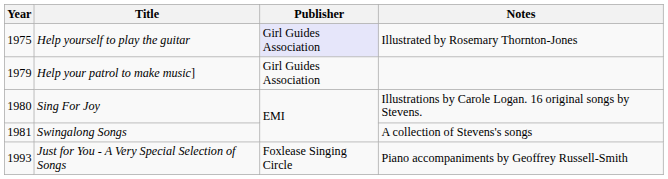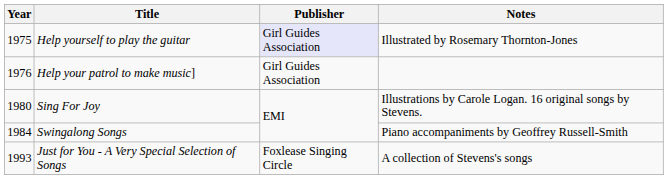(19, 73) 1979 -> (19, 73) 1976
(19, 132) 1981 -> (19, 132) 1984
(457, 132) A collection of Stevens's songs -> (505, 132) Piano accompaniments by Geoffrey Russell-Smith
(505, 158) Piano accompaniments by Geoffrey Russell-Smith -> (457, 158) A collection of Stevens's songs
